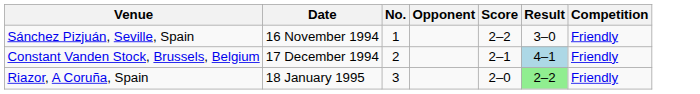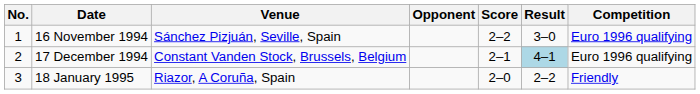columns swapped: (396, 15) <-> (134, 15)
(595, 36) Friendly -> (632, 36) Euro 1996 qualifying
(595, 57) Friendly -> (632, 57) Euro 1996 qualifying
(545, 78) lightgreen background -> (545, 78) no background
